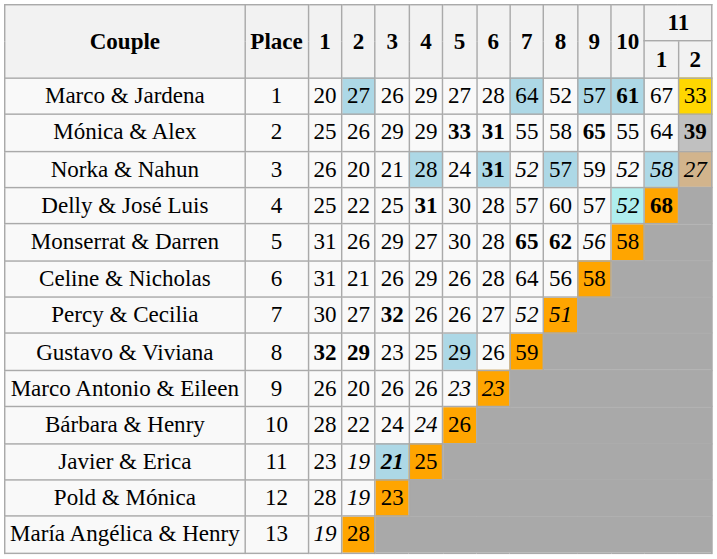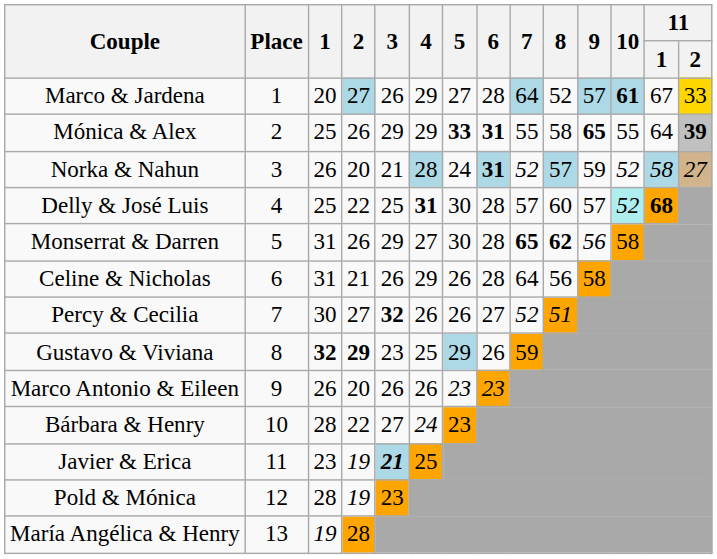(392, 424) 24 -> (392, 424) 27
(460, 424) 26 -> (460, 424) 23
